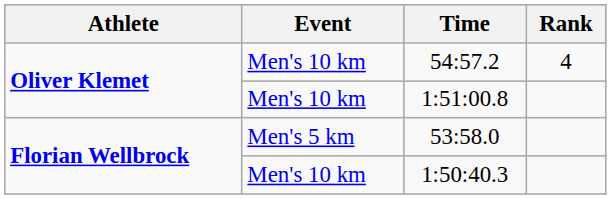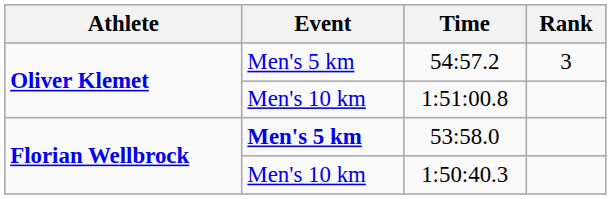(307, 61) Men's 10 km -> (301, 61) Men's 5 km
(566, 61) 4 -> (566, 61) 3
(301, 137) normal -> (305, 137) bold
